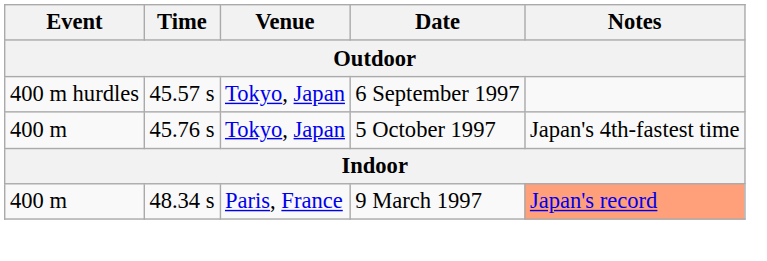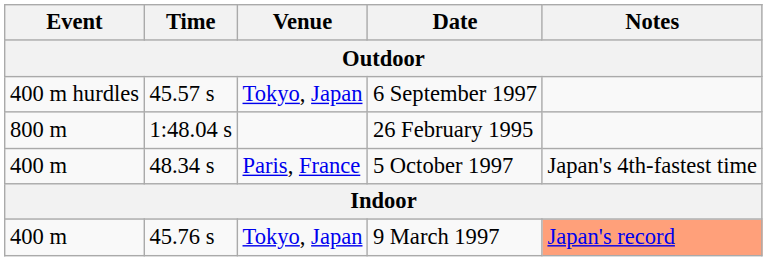+ row: (453, 129)
(182, 129) 45.76 s -> (182, 165) 48.34 s
(285, 129) Tokyo, Japan -> (301, 165) Paris, France
(182, 201) 48.34 s -> (182, 237) 45.76 s
(284, 201) Paris, France -> (303, 237) Tokyo, Japan
